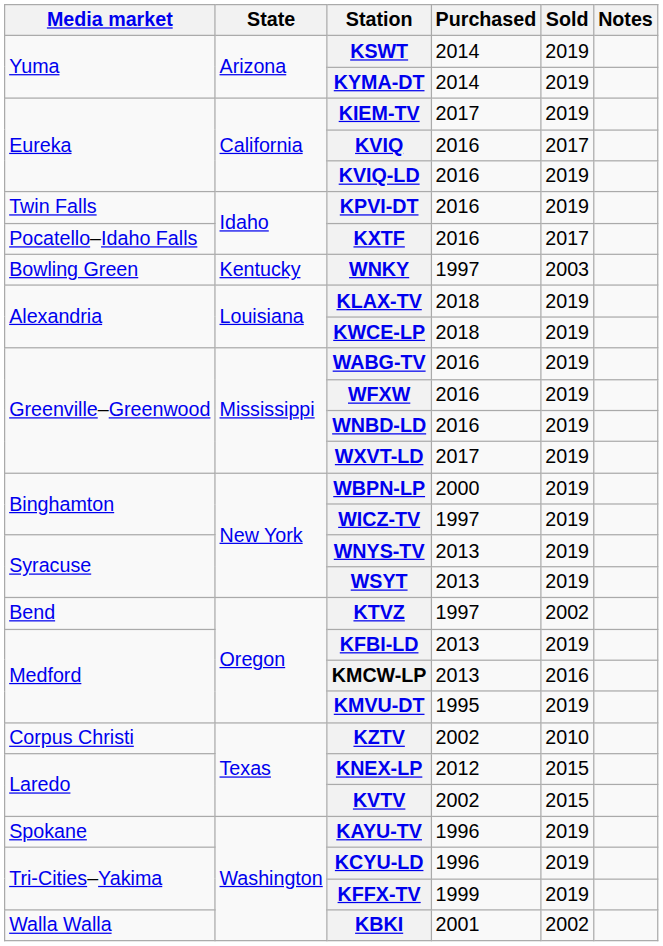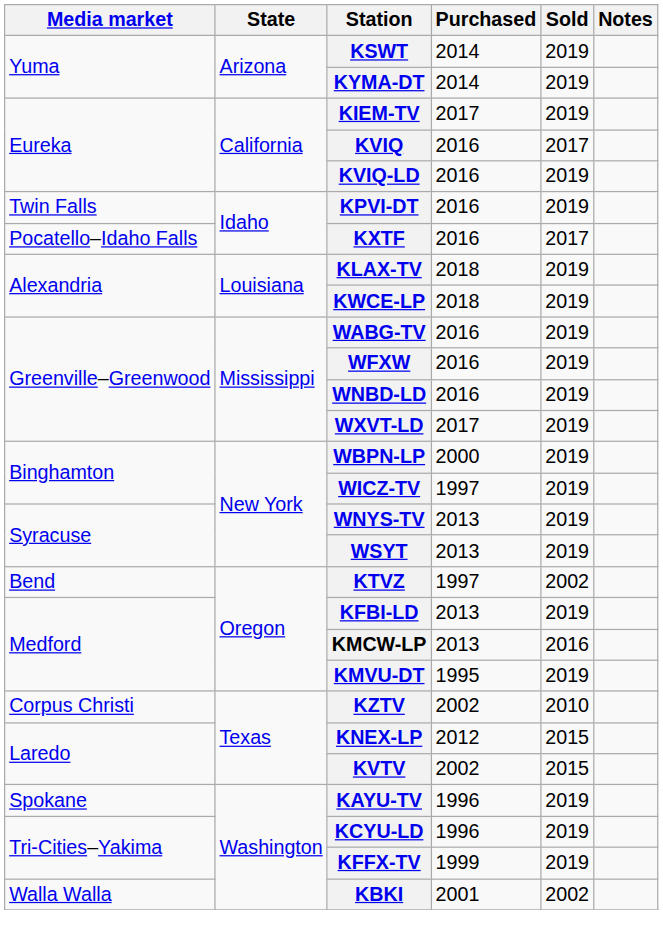- row: (379, 269)
